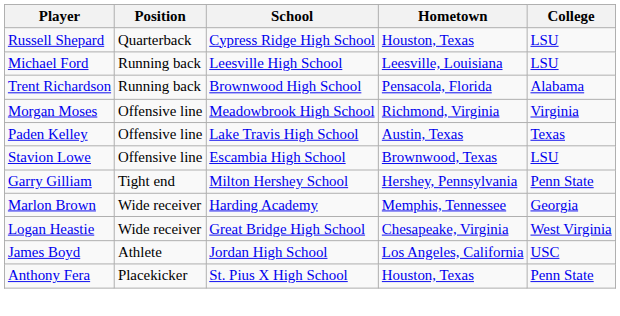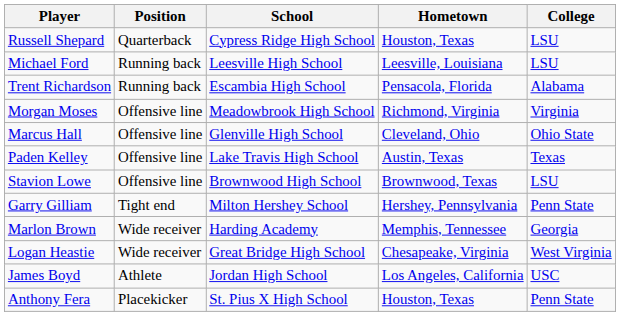(285, 87) Brownwood High School -> (277, 87) Escambia High School
+ row: (45, 134)
(277, 157) Escambia High School -> (285, 181) Brownwood High School
